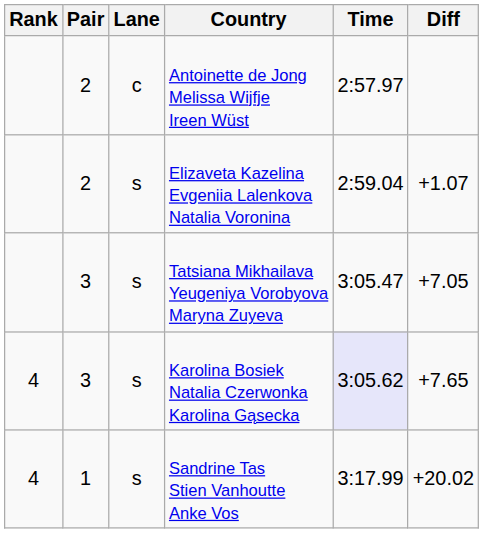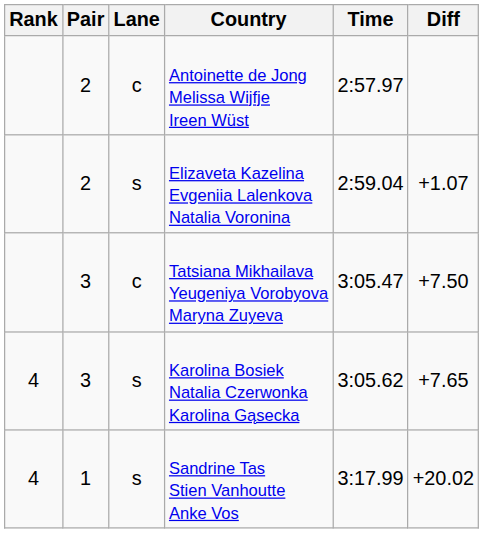(137, 282) s -> (137, 282) c
(443, 282) +7.05 -> (443, 282) +7.50
(370, 380) lavender background -> (370, 380) no background
